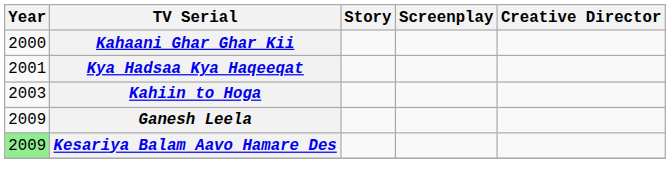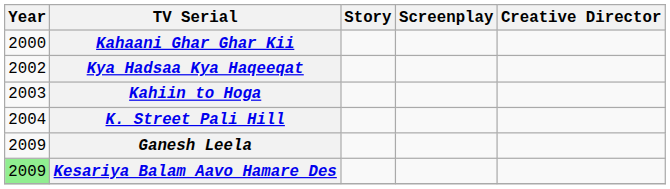(27, 69) 2001 -> (27, 69) 2002
+ row: (195, 120)
